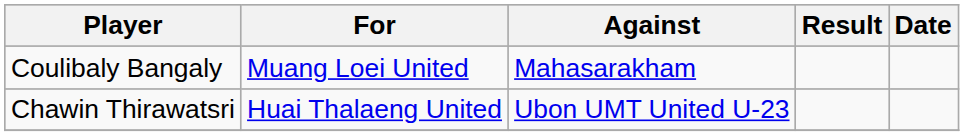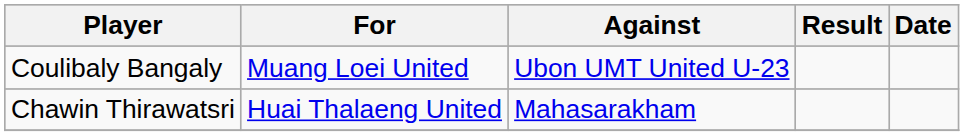(605, 67) Mahasarakham -> (652, 67) Ubon UMT United U-23
(652, 109) Ubon UMT United U-23 -> (605, 109) Mahasarakham
